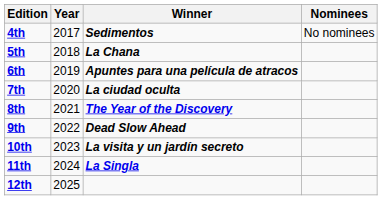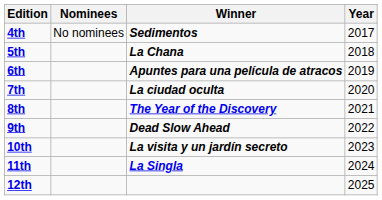columns swapped: (67, 14) <-> (339, 14)
